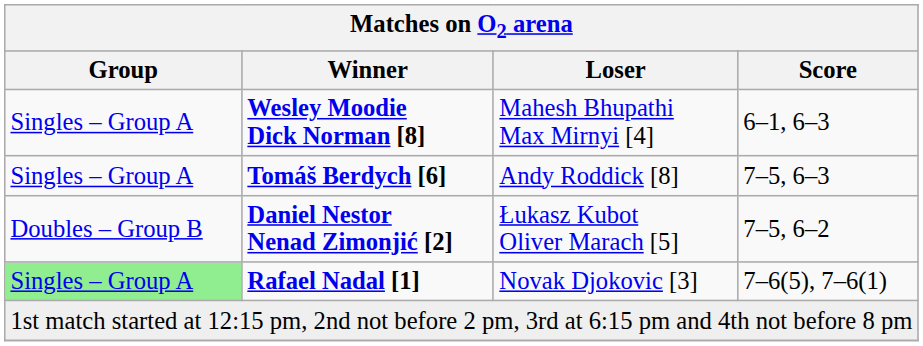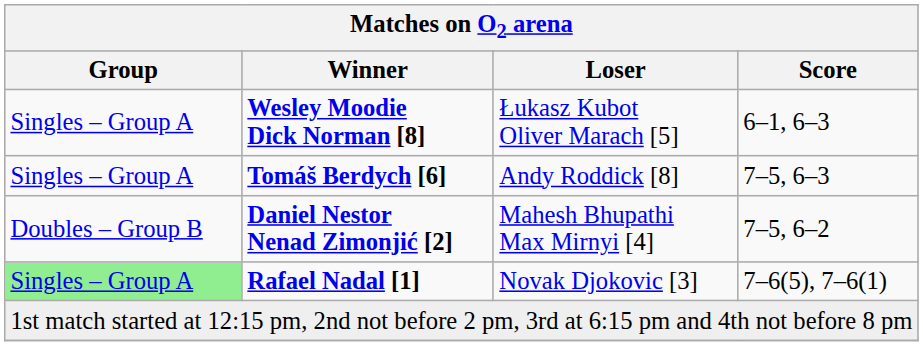(587, 122) Mahesh Bhupathi Max Mirnyi [4] -> (589, 122) Łukasz Kubot Oliver Marach [5]
(589, 228) Łukasz Kubot Oliver Marach [5] -> (587, 228) Mahesh Bhupathi Max Mirnyi [4]
